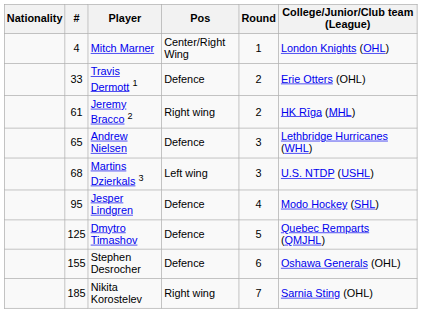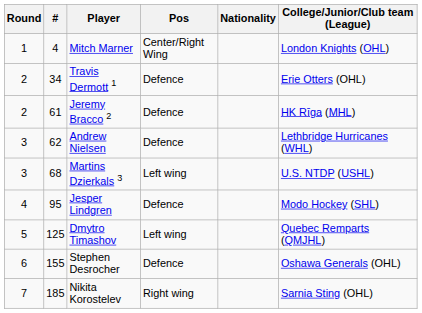columns swapped: (259, 19) <-> (35, 19)
(77, 79) 33 -> (55, 79) 34
(190, 112) Right wing -> (163, 112) Defence
(77, 143) 65 -> (55, 143) 62
(184, 234) Defence -> (165, 234) Left wing
